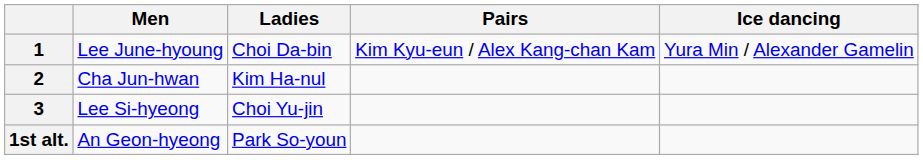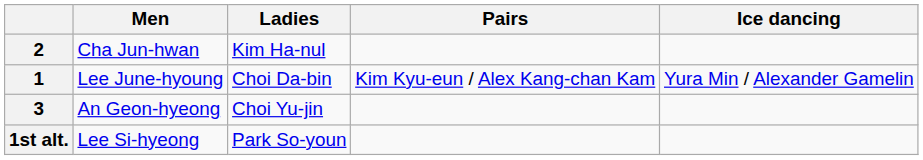rows swapped: (39, 49) <-> (39, 79)
(138, 109) Lee Si-hyeong -> (149, 109) An Geon-hyeong
(149, 139) An Geon-hyeong -> (138, 139) Lee Si-hyeong
